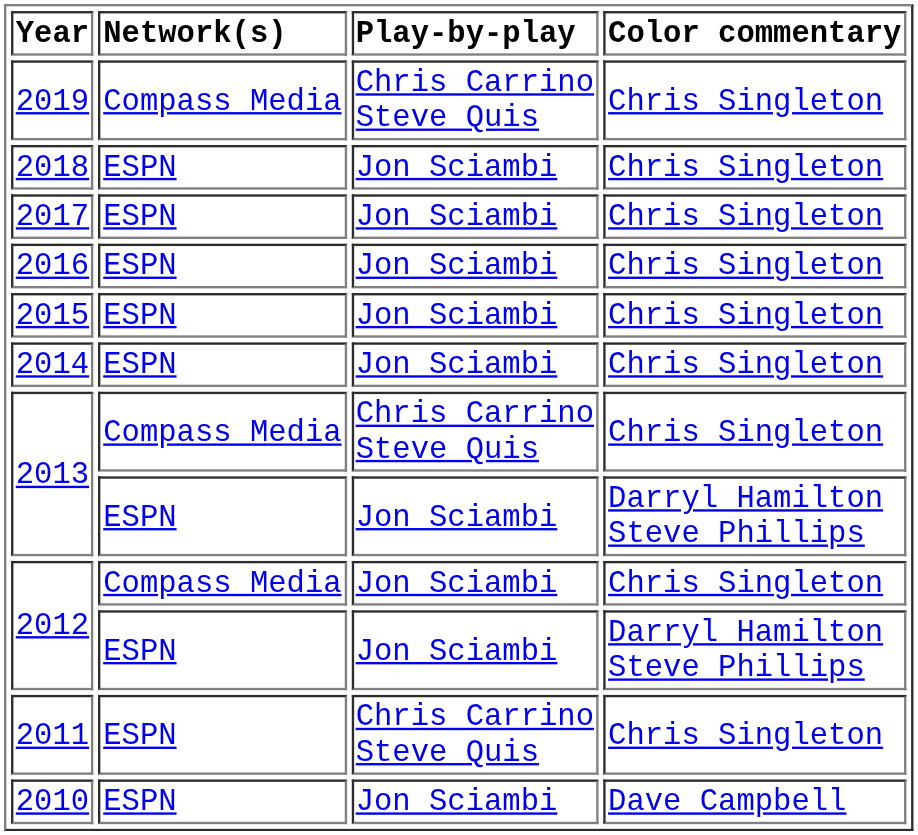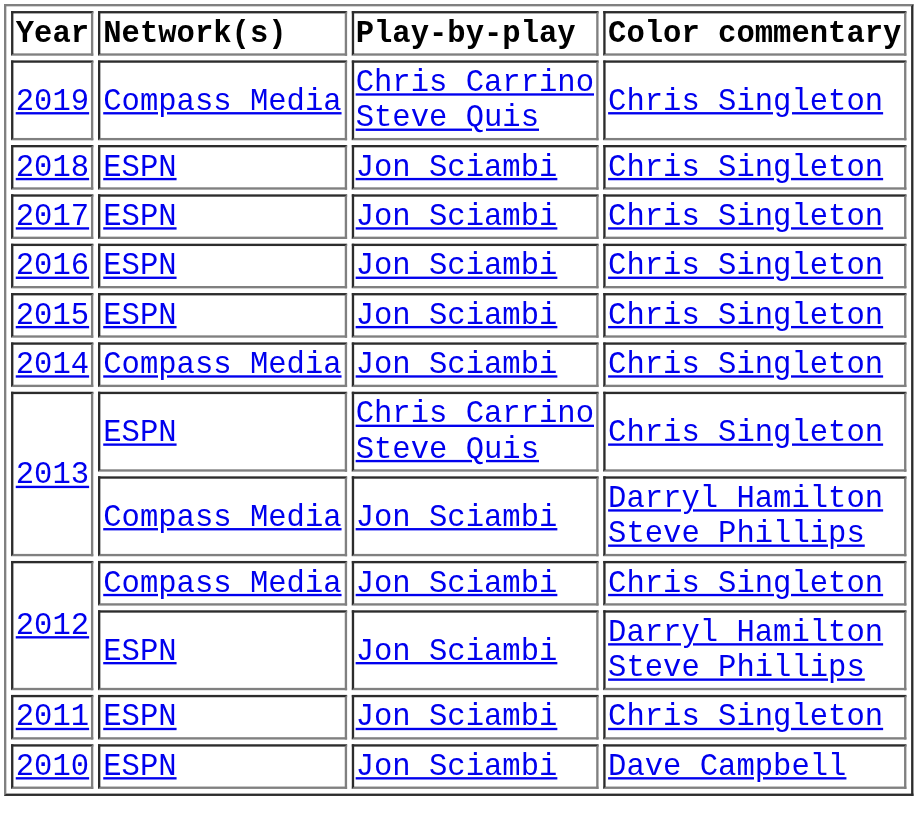(140, 365) ESPN -> (222, 365) Compass Media
(222, 432) Compass Media -> (140, 432) ESPN
(140, 516) ESPN -> (222, 516) Compass Media
(475, 735) Chris Carrino Steve Quis -> (457, 717) Jon Sciambi
